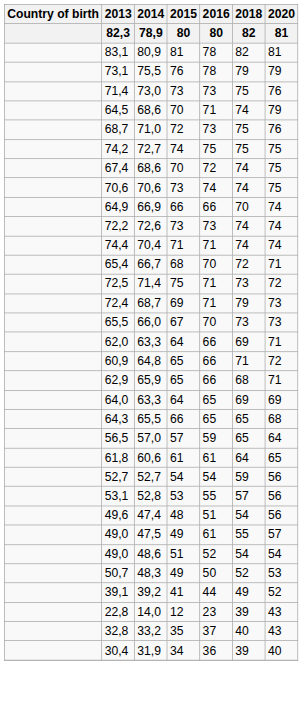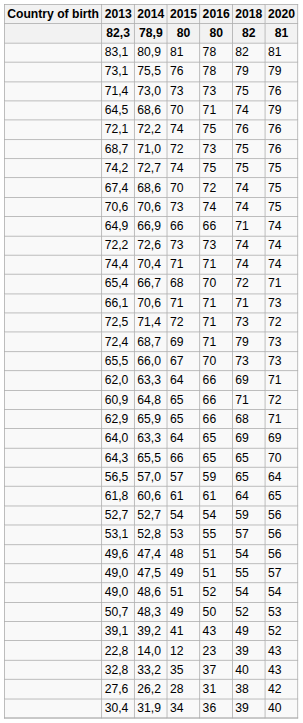+ row: (116, 129)
(242, 206) 70 -> (242, 226) 71
+ row: (116, 303)
(177, 284) 75 -> (177, 322) 72
(275, 419) 68 -> (275, 457) 70
(209, 534) 61 -> (209, 573) 51
(209, 592) 44 -> (209, 631) 43
+ row: (116, 689)
